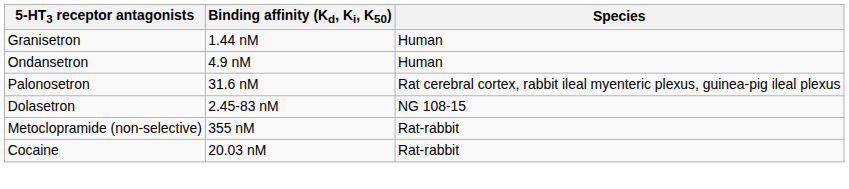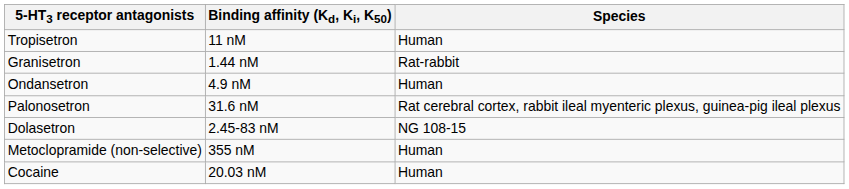+ row: (43, 40)
(420, 40) Human -> (429, 62) Rat-rabbit
(429, 128) Rat-rabbit -> (420, 150) Human
(429, 150) Rat-rabbit -> (420, 172) Human
